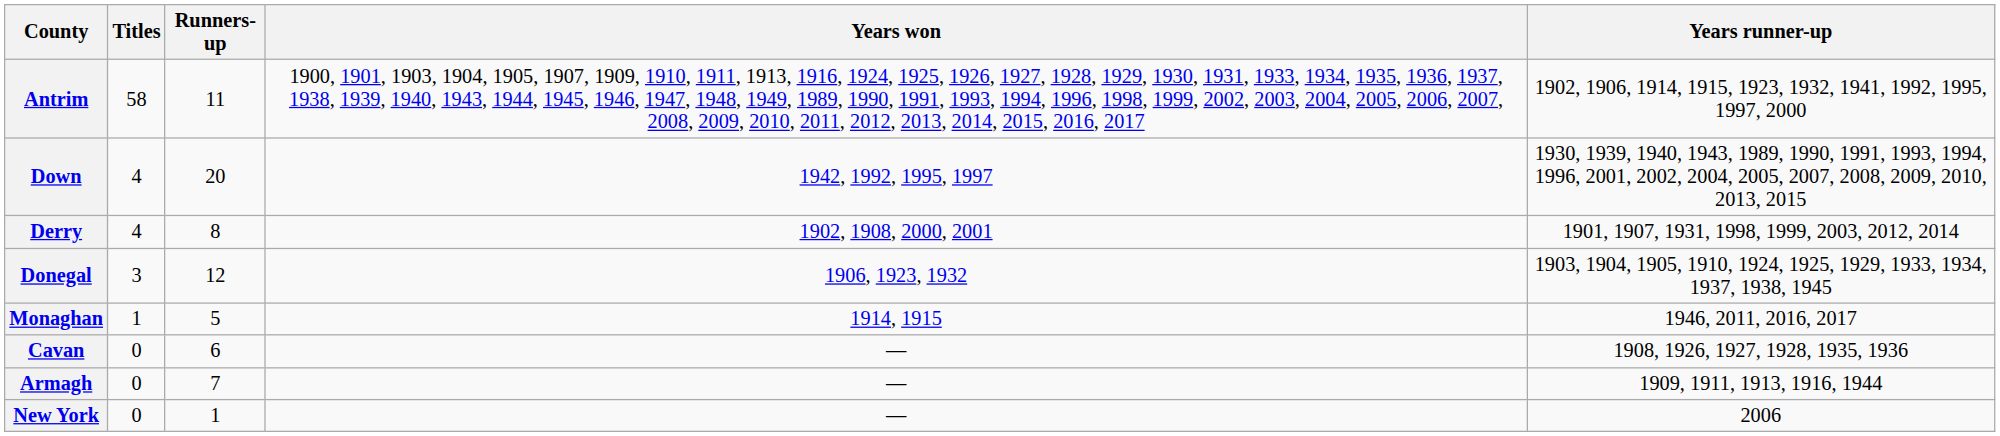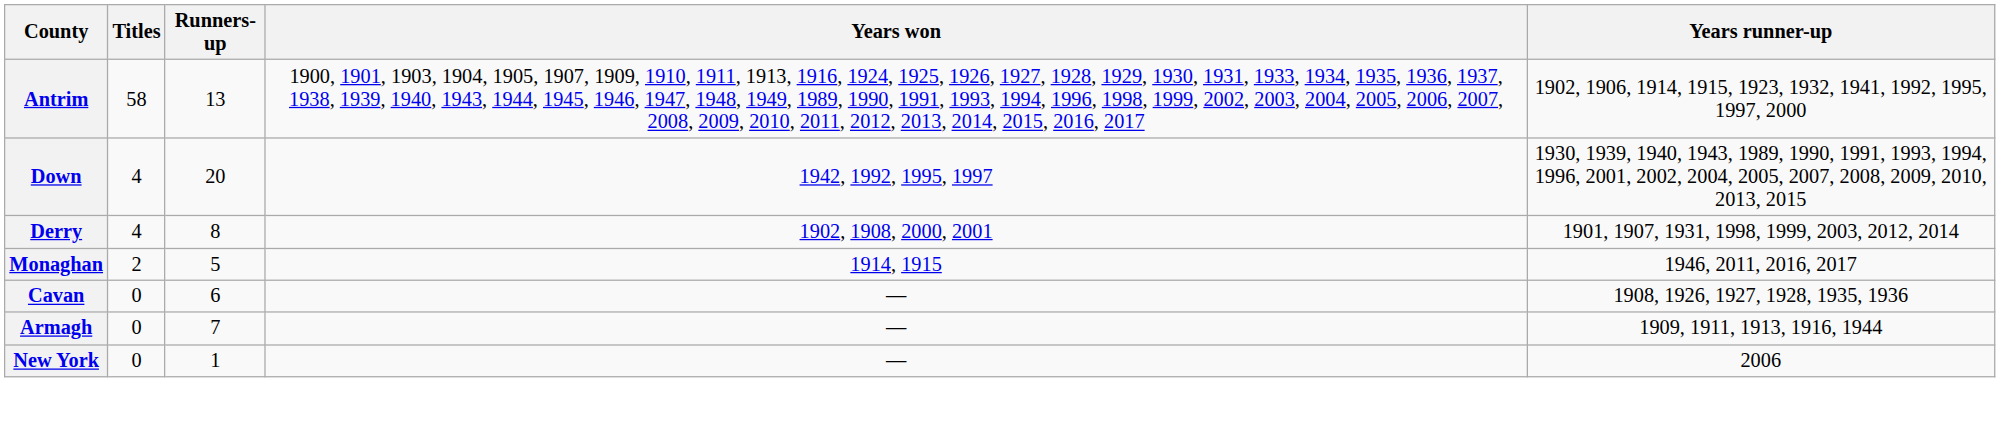(215, 98) 11 -> (215, 98) 13
- row: (56, 275)
(136, 318) 1 -> (136, 263) 2
